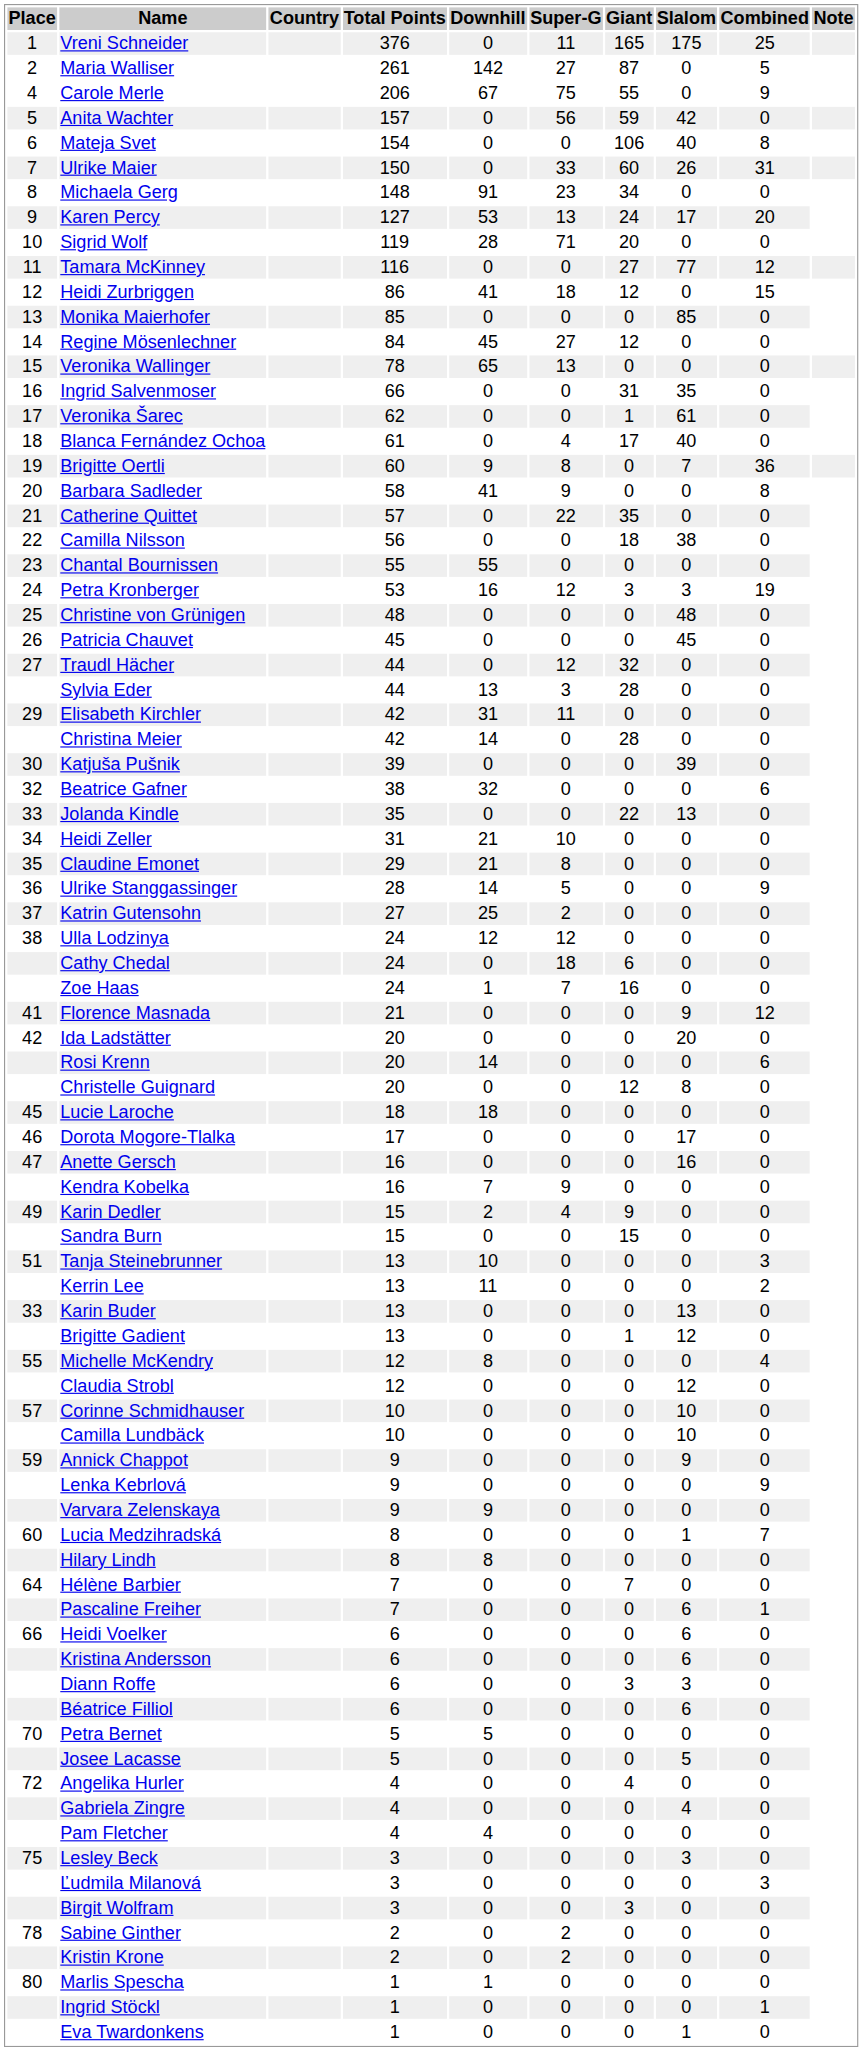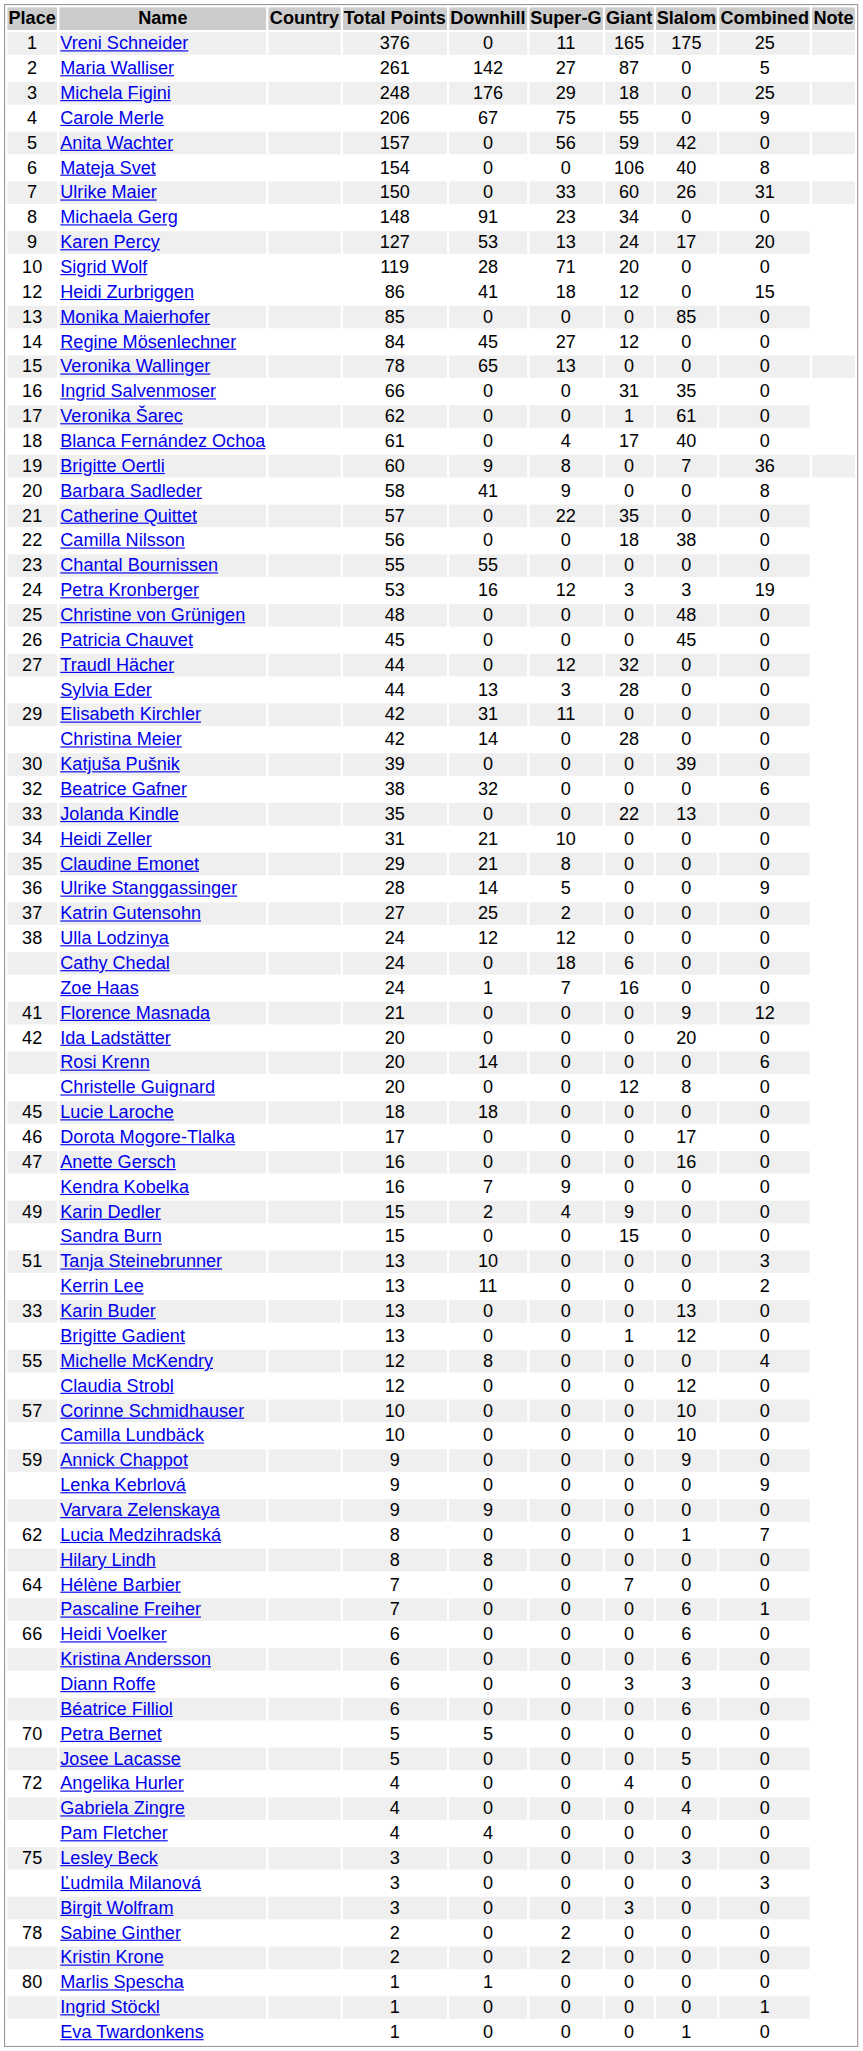+ row: (116, 93)
- row: (133, 267)
(32, 1535) 60 -> (32, 1535) 62
